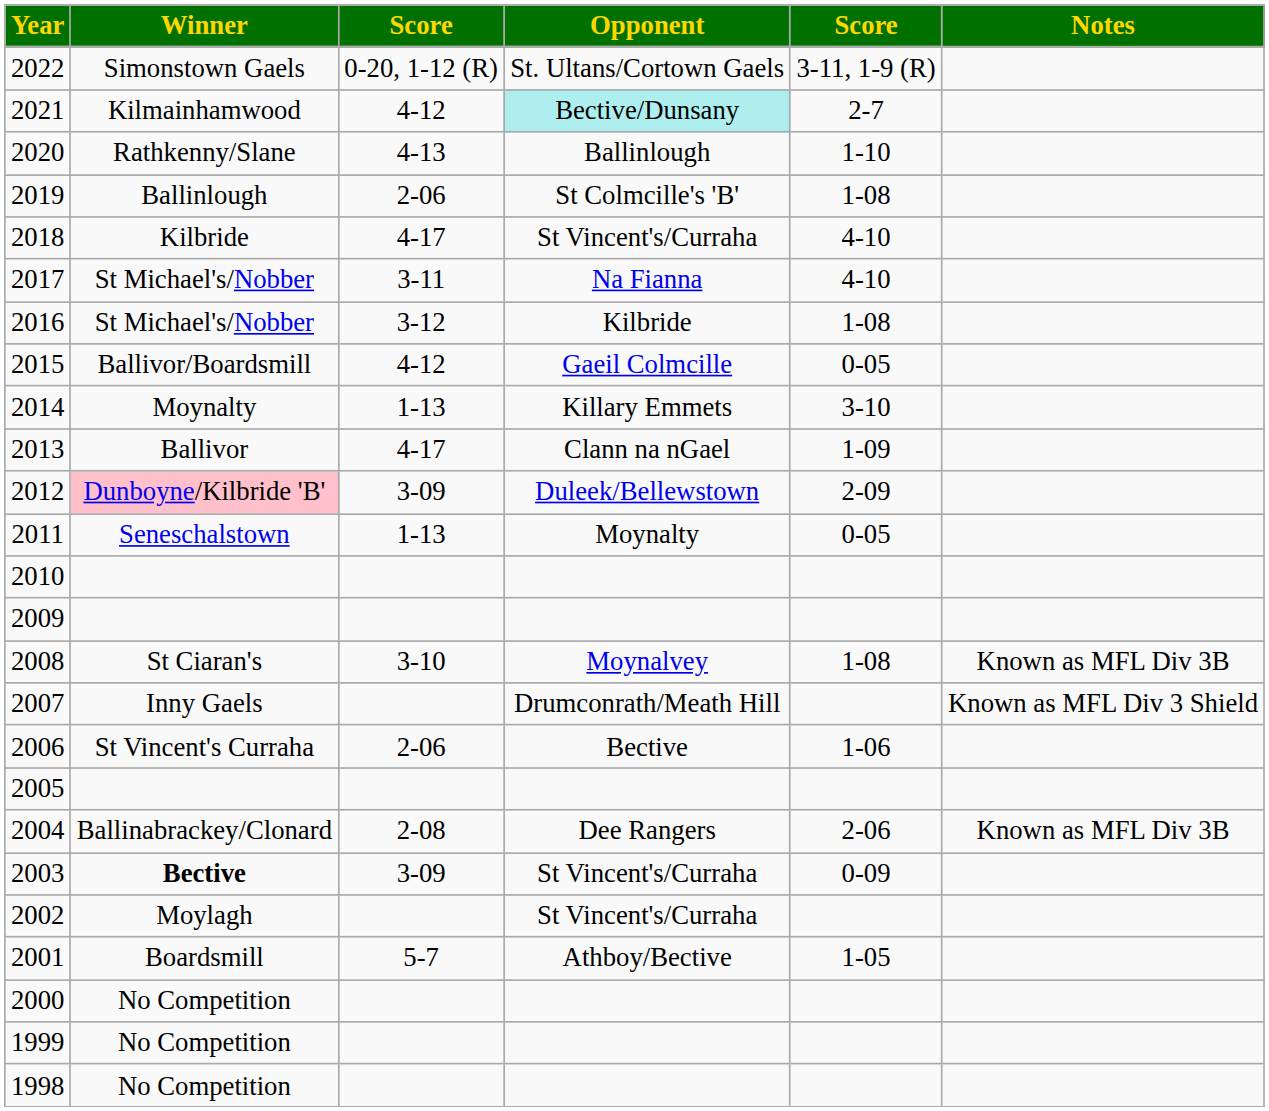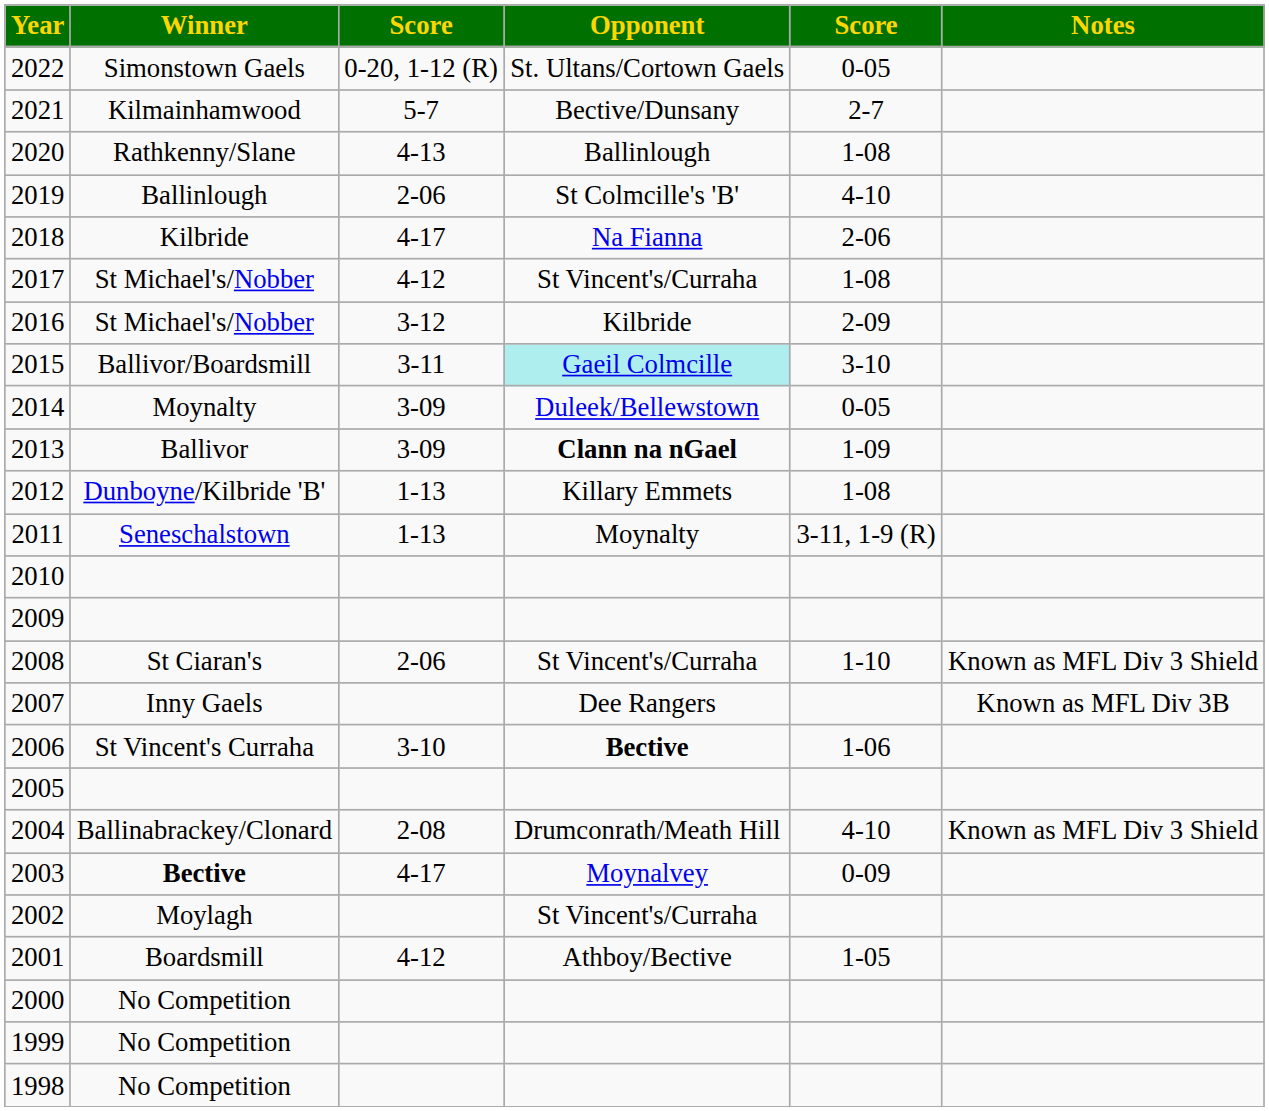(866, 68) 3-11, 1-9 (R) -> (866, 68) 0-05
(421, 110) 4-12 -> (421, 110) 5-7
(647, 110) paleturquoise background -> (647, 110) no background
(866, 152) 1-10 -> (866, 152) 1-08
(866, 195) 1-08 -> (866, 195) 4-10
(647, 237) St Vincent's/Curraha -> (647, 237) Na Fianna
(866, 237) 4-10 -> (866, 237) 2-06
(421, 279) 3-11 -> (421, 279) 4-12
(647, 279) Na Fianna -> (647, 279) St Vincent's/Curraha
(866, 279) 4-10 -> (866, 279) 1-08
(866, 322) 1-08 -> (866, 322) 2-09
(421, 364) 4-12 -> (421, 364) 3-11
(647, 364) no background -> (647, 364) paleturquoise background
(866, 364) 0-05 -> (866, 364) 3-10
(421, 407) 1-13 -> (421, 407) 3-09
(647, 407) Killary Emmets -> (647, 407) Duleek/Bellewstown
(866, 407) 3-10 -> (866, 407) 0-05
(421, 449) 4-17 -> (421, 449) 3-09
(647, 449) normal -> (647, 449) bold
(204, 491) pink background -> (204, 491) no background
(421, 491) 3-09 -> (421, 491) 1-13
(647, 491) Duleek/Bellewstown -> (647, 491) Killary Emmets
(866, 491) 2-09 -> (866, 491) 1-08
(866, 534) 0-05 -> (866, 534) 3-11, 1-9 (R)
(421, 661) 3-10 -> (421, 661) 2-06
(647, 661) Moynalvey -> (647, 661) St Vincent's/Curraha
(866, 661) 1-08 -> (866, 661) 1-10
(1103, 661) Known as MFL Div 3B -> (1103, 661) Known as MFL Div 3 Shield
(647, 703) Drumconrath/Meath Hill -> (647, 703) Dee Rangers
(1103, 703) Known as MFL Div 3 Shield -> (1103, 703) Known as MFL Div 3B
(421, 746) 2-06 -> (421, 746) 3-10
(647, 746) normal -> (647, 746) bold
(647, 830) Dee Rangers -> (647, 830) Drumconrath/Meath Hill
(866, 830) 2-06 -> (866, 830) 4-10
(1103, 830) Known as MFL Div 3B -> (1103, 830) Known as MFL Div 3 Shield
(421, 873) 3-09 -> (421, 873) 4-17
(647, 873) St Vincent's/Curraha -> (647, 873) Moynalvey
(421, 957) 5-7 -> (421, 957) 4-12
